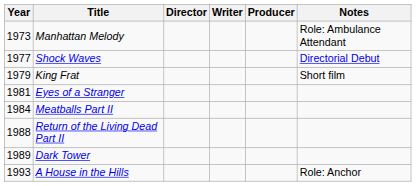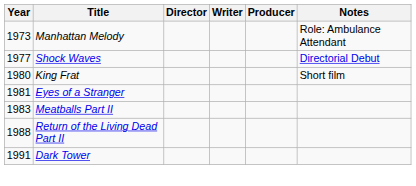(19, 76) 1979 -> (19, 76) 1980
(19, 110) 1984 -> (19, 110) 1983
(19, 156) 1989 -> (19, 156) 1991
- row: (82, 173)
